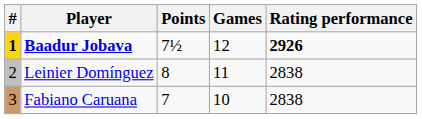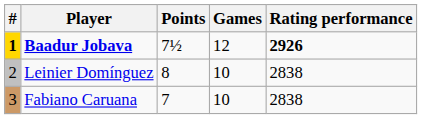(221, 72) 11 -> (221, 72) 10
